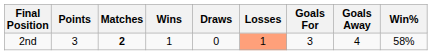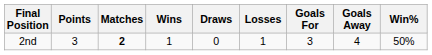(263, 42) lightsalmon background -> (263, 42) no background
(404, 42) 58% -> (404, 42) 50%
